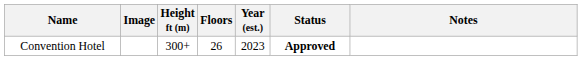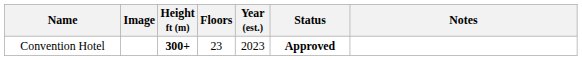(178, 45) normal -> (178, 45) bold
(216, 45) 26 -> (216, 45) 23
